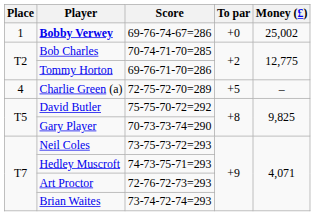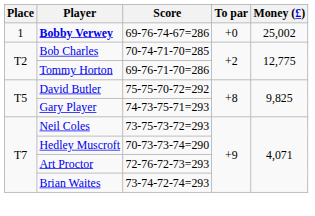- row: (81, 88)
(170, 126) 70-73-73-74=290 -> (167, 107) 74-73-75-71=293
(170, 164) 74-73-75-71=293 -> (167, 145) 70-73-73-74=290
